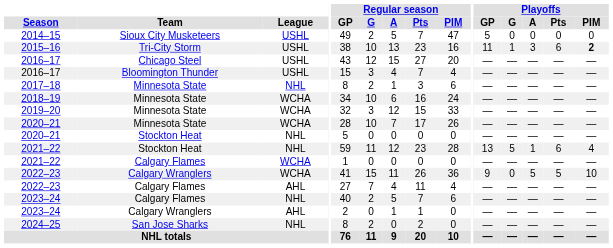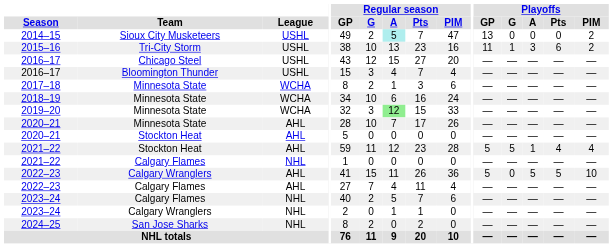(394, 35) no background -> (394, 35) paleturquoise background
(487, 35) 5 -> (487, 35) 13
(591, 35) 0 -> (591, 35) 2
(591, 48) bold -> (591, 48) normal
(295, 86) NHL -> (295, 86) WCHA
(394, 111) no background -> (394, 111) lightgreen background
(295, 123) WCHA -> (295, 123) AHL
(295, 136) NHL -> (295, 136) AHL
(295, 149) NHL -> (295, 149) AHL
(487, 149) 13 -> (487, 149) 5
(558, 149) 6 -> (558, 149) 4
(295, 161) WCHA -> (295, 161) NHL
(295, 174) WCHA -> (295, 174) AHL
(487, 174) 9 -> (487, 174) 5
(295, 212) AHL -> (295, 212) NHL
